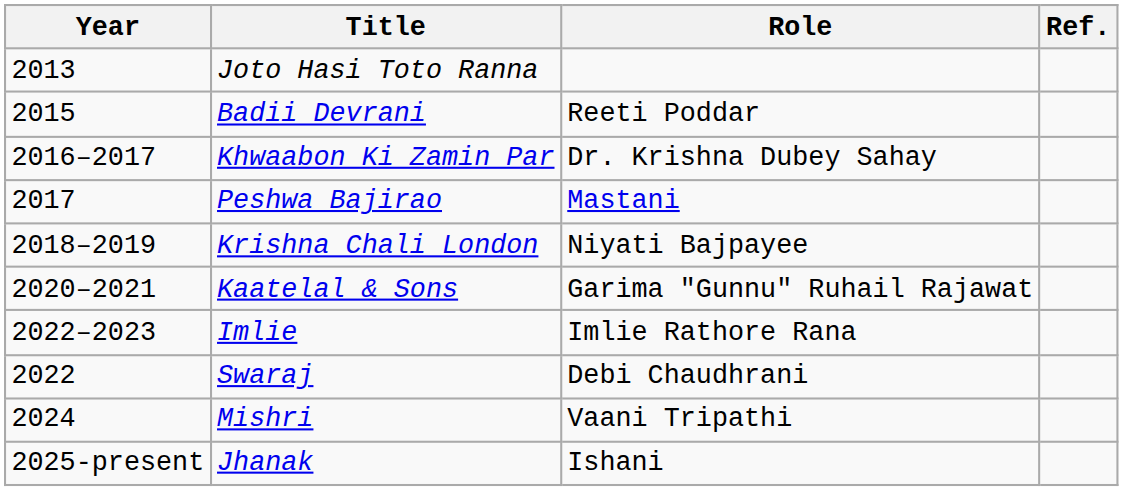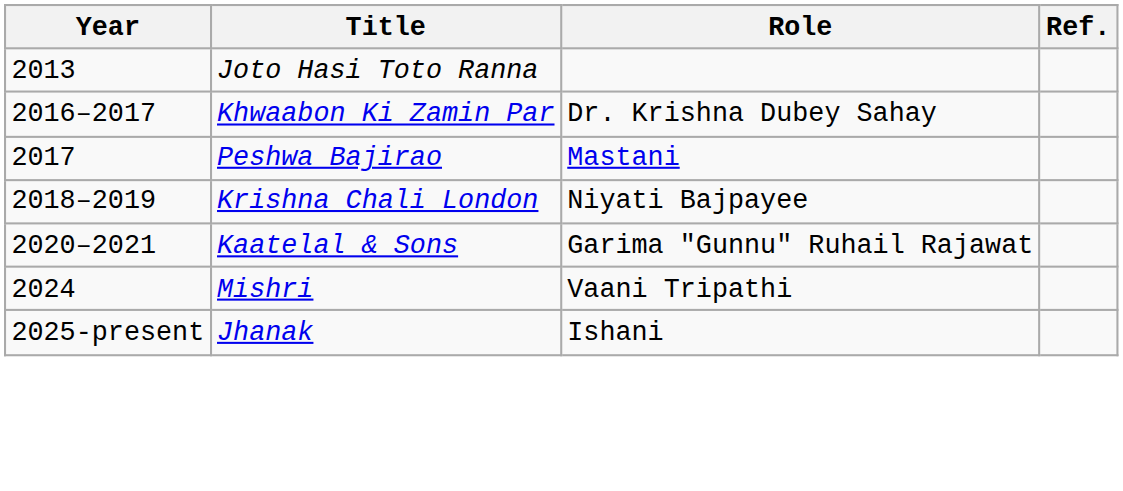- row: (321, 114)
- row: (257, 332)
- row: (265, 376)
